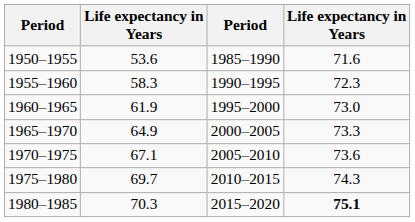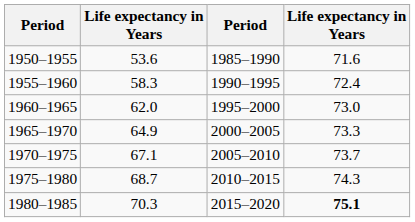(347, 82) 72.3 -> (347, 82) 72.4
(144, 107) 61.9 -> (144, 107) 62.0
(347, 155) 73.6 -> (347, 155) 73.7
(144, 180) 69.7 -> (144, 180) 68.7
